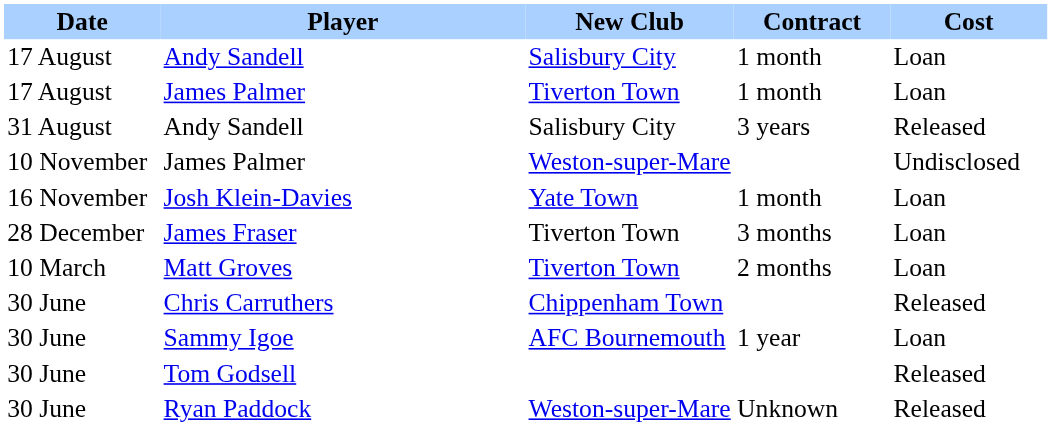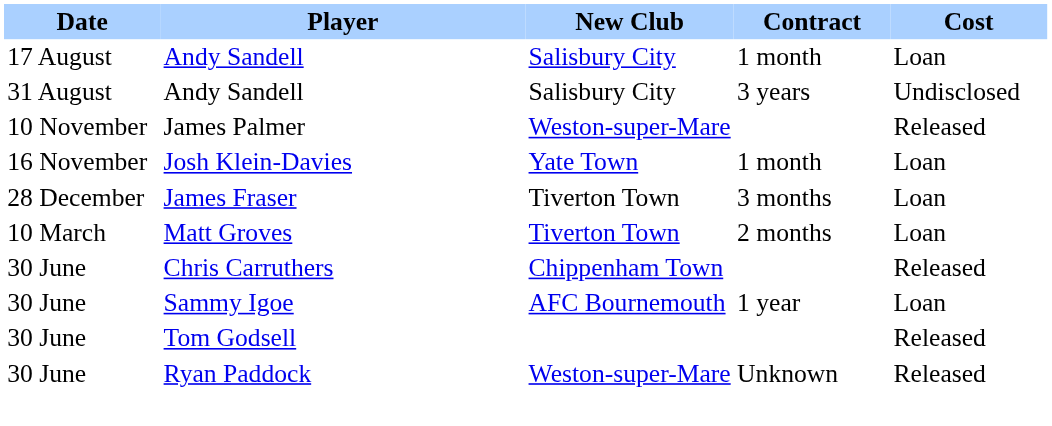- row: (59, 91)
(940, 126) Released -> (957, 91) Undisclosed
(957, 162) Undisclosed -> (940, 126) Released
